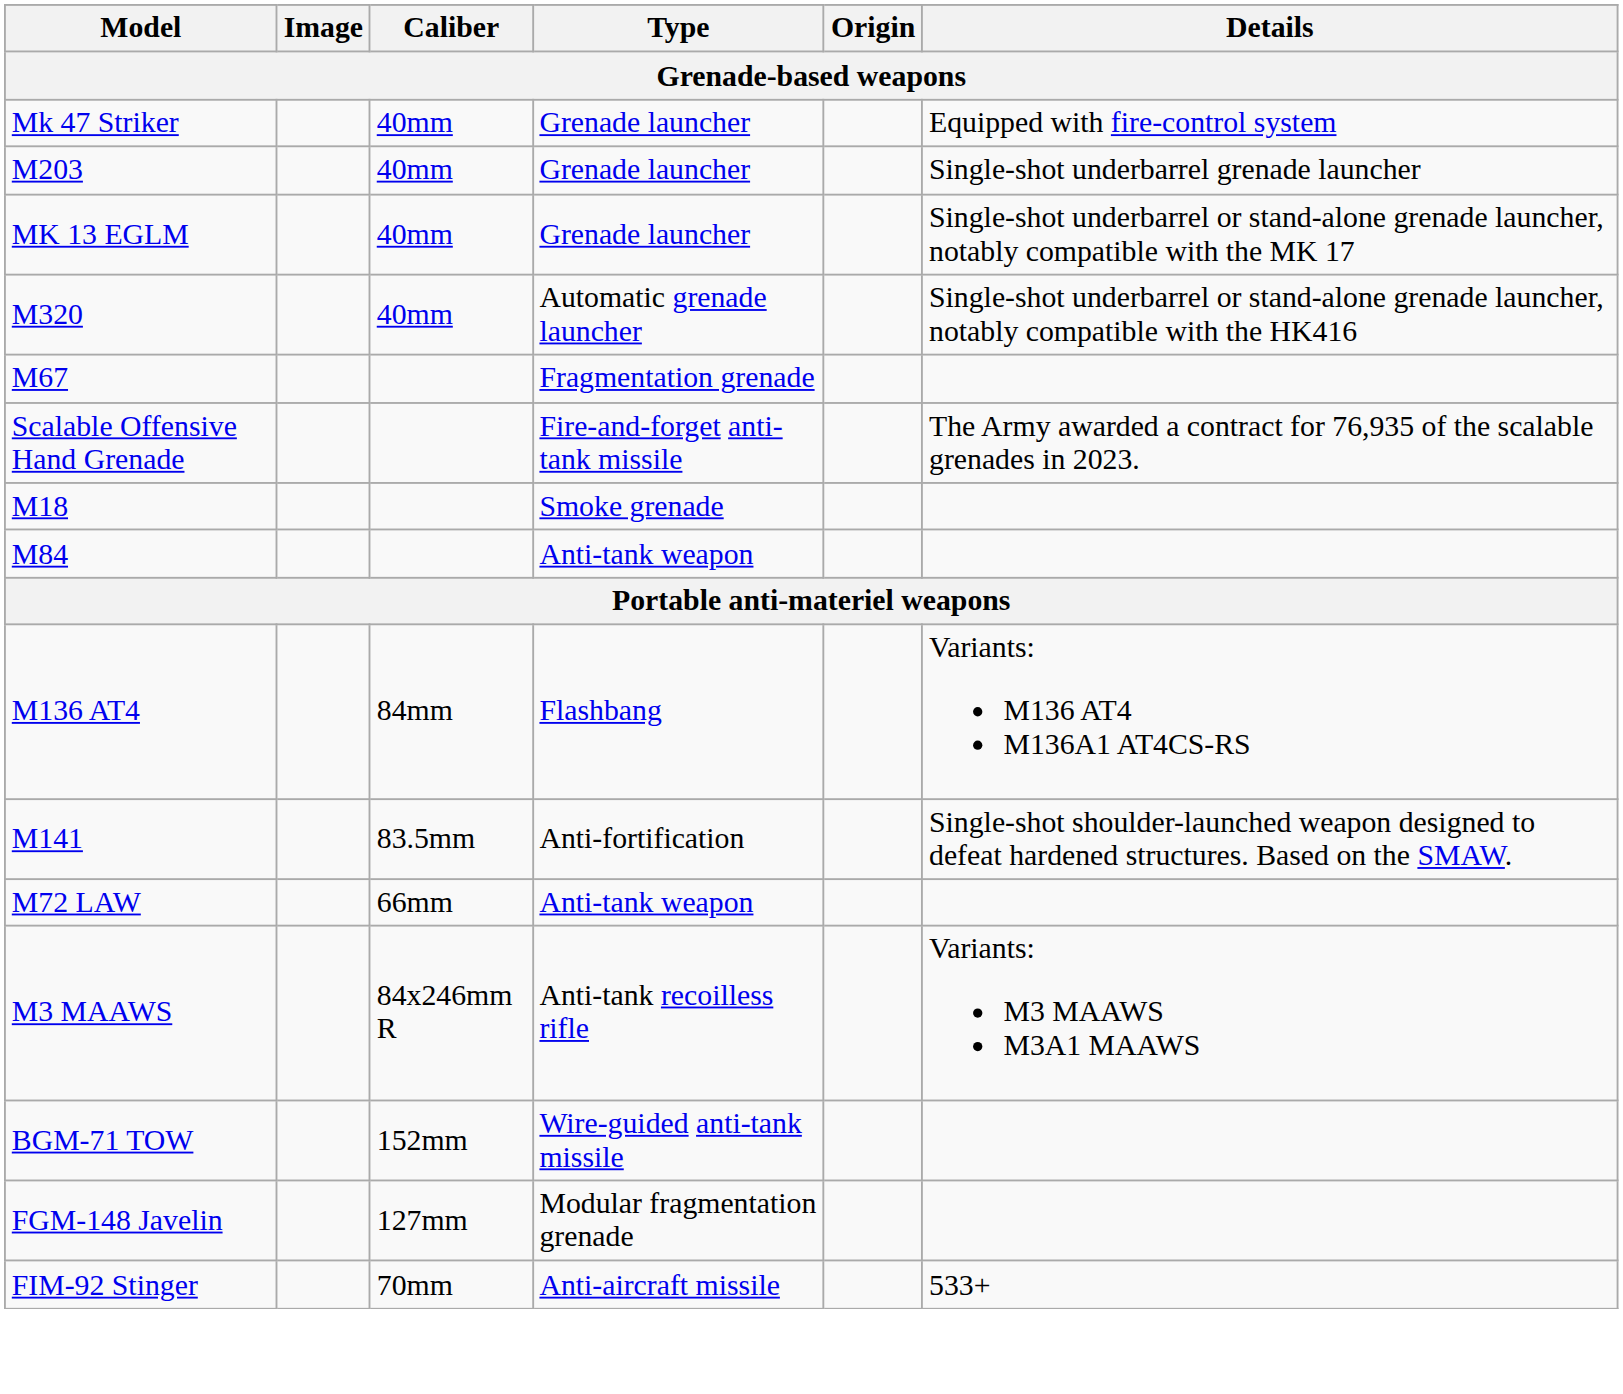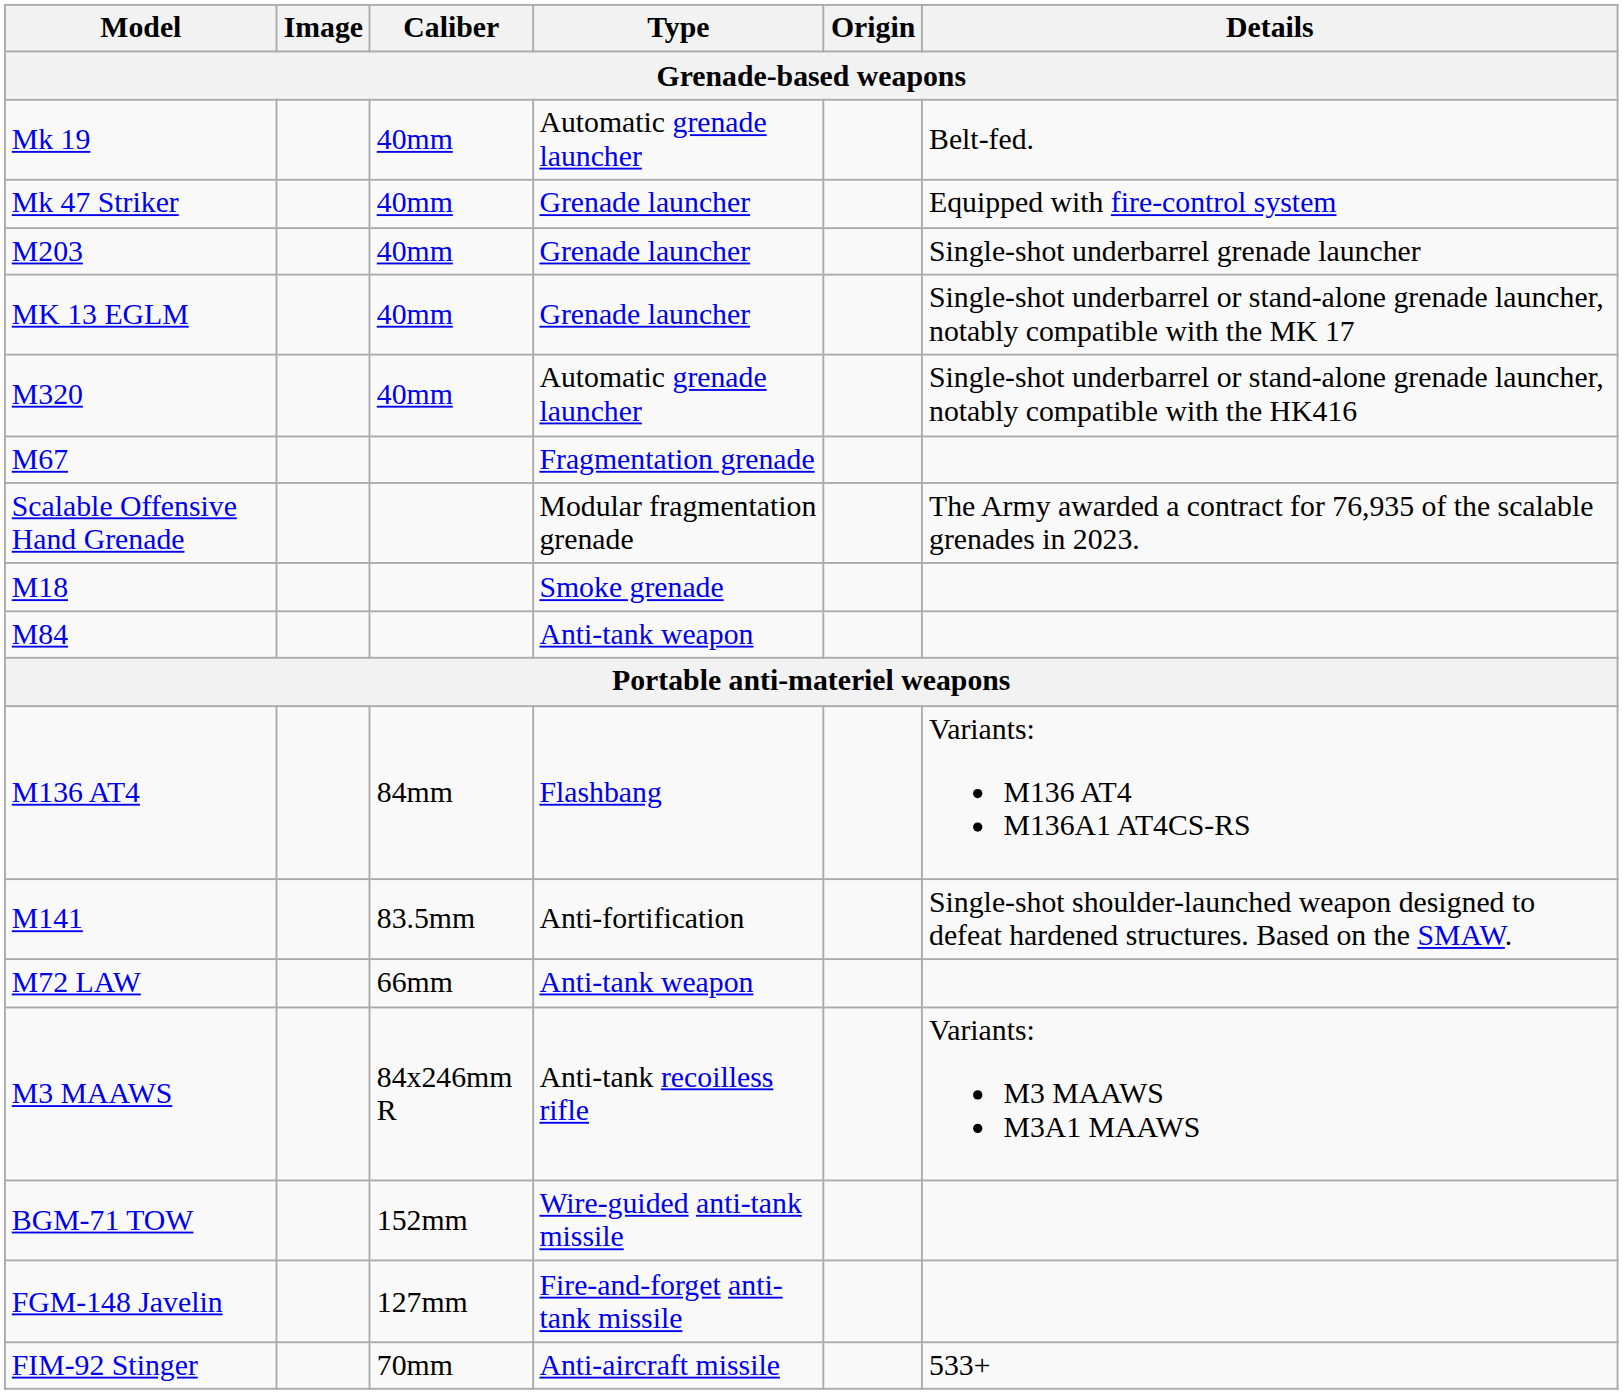+ row: (51, 139)
(661, 442) Fire-and-forget anti-tank missile -> (678, 522) Modular fragmentation grenade
(678, 1220) Modular fragmentation grenade -> (661, 1301) Fire-and-forget anti-tank missile
